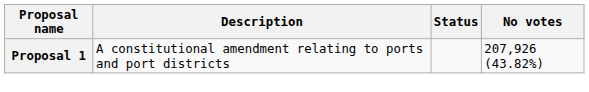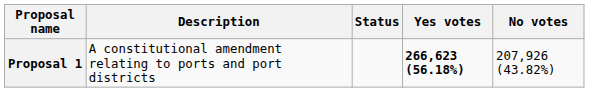+ column: (448, 22)
